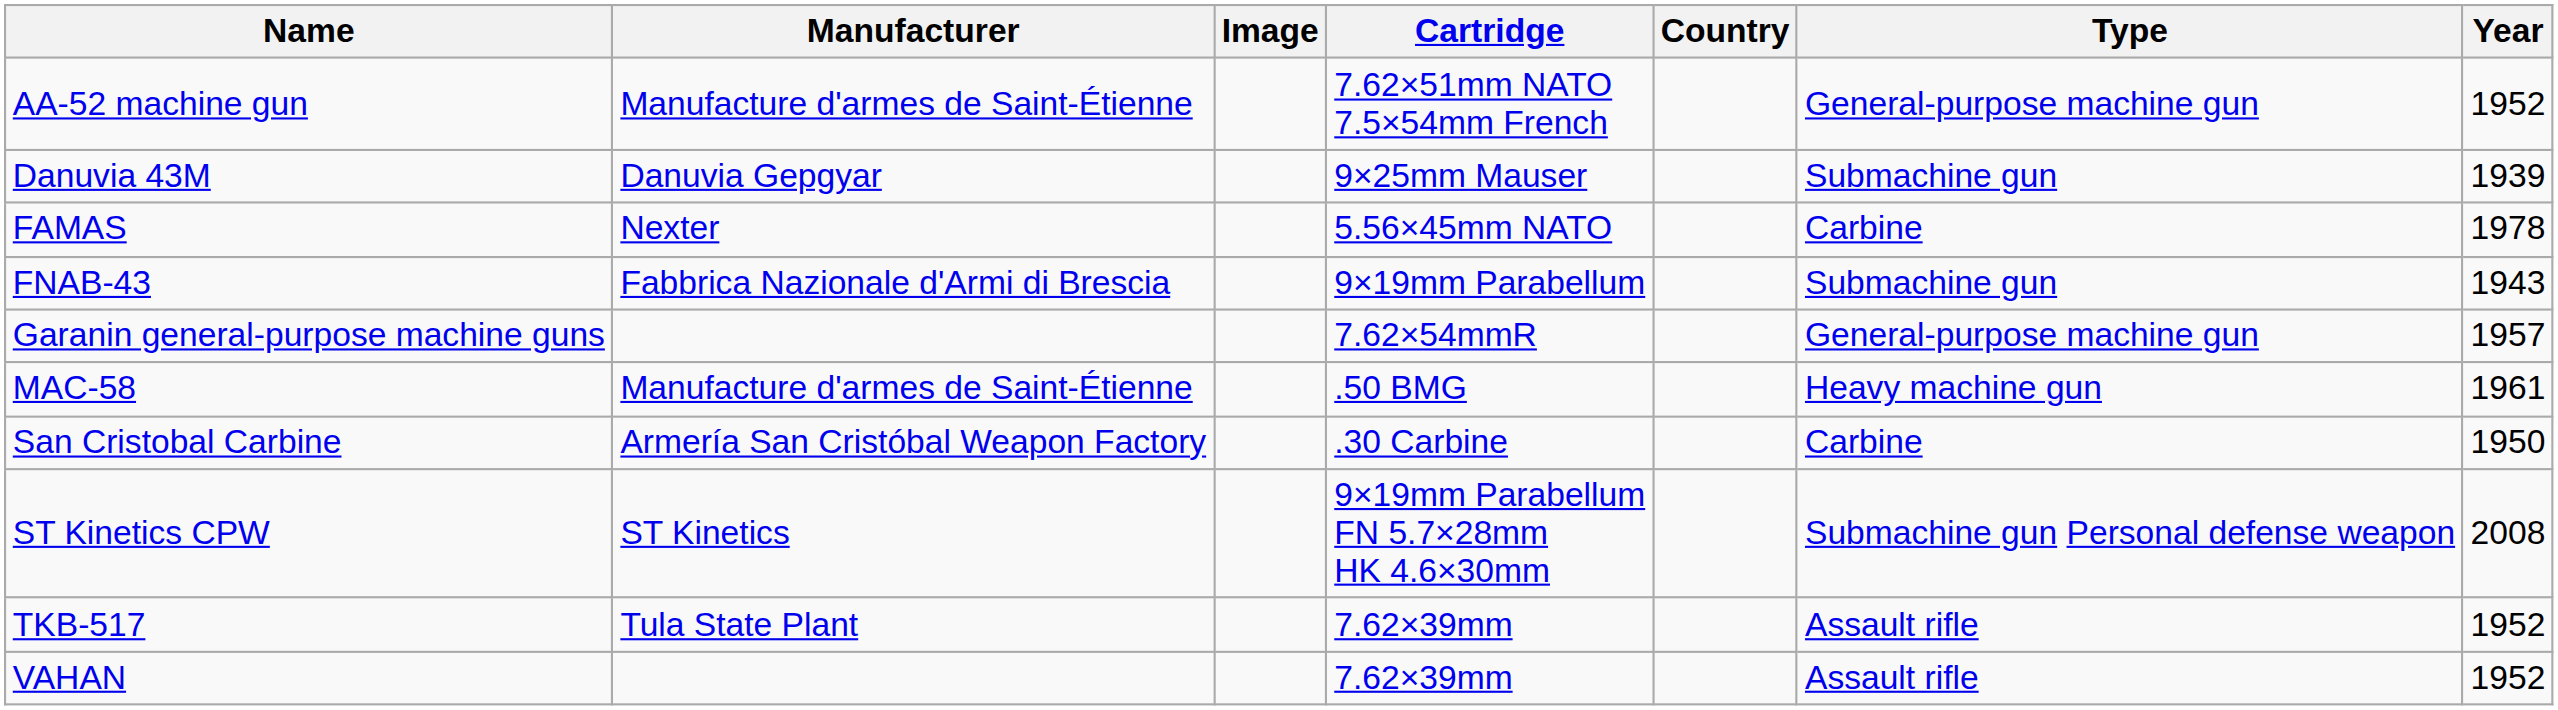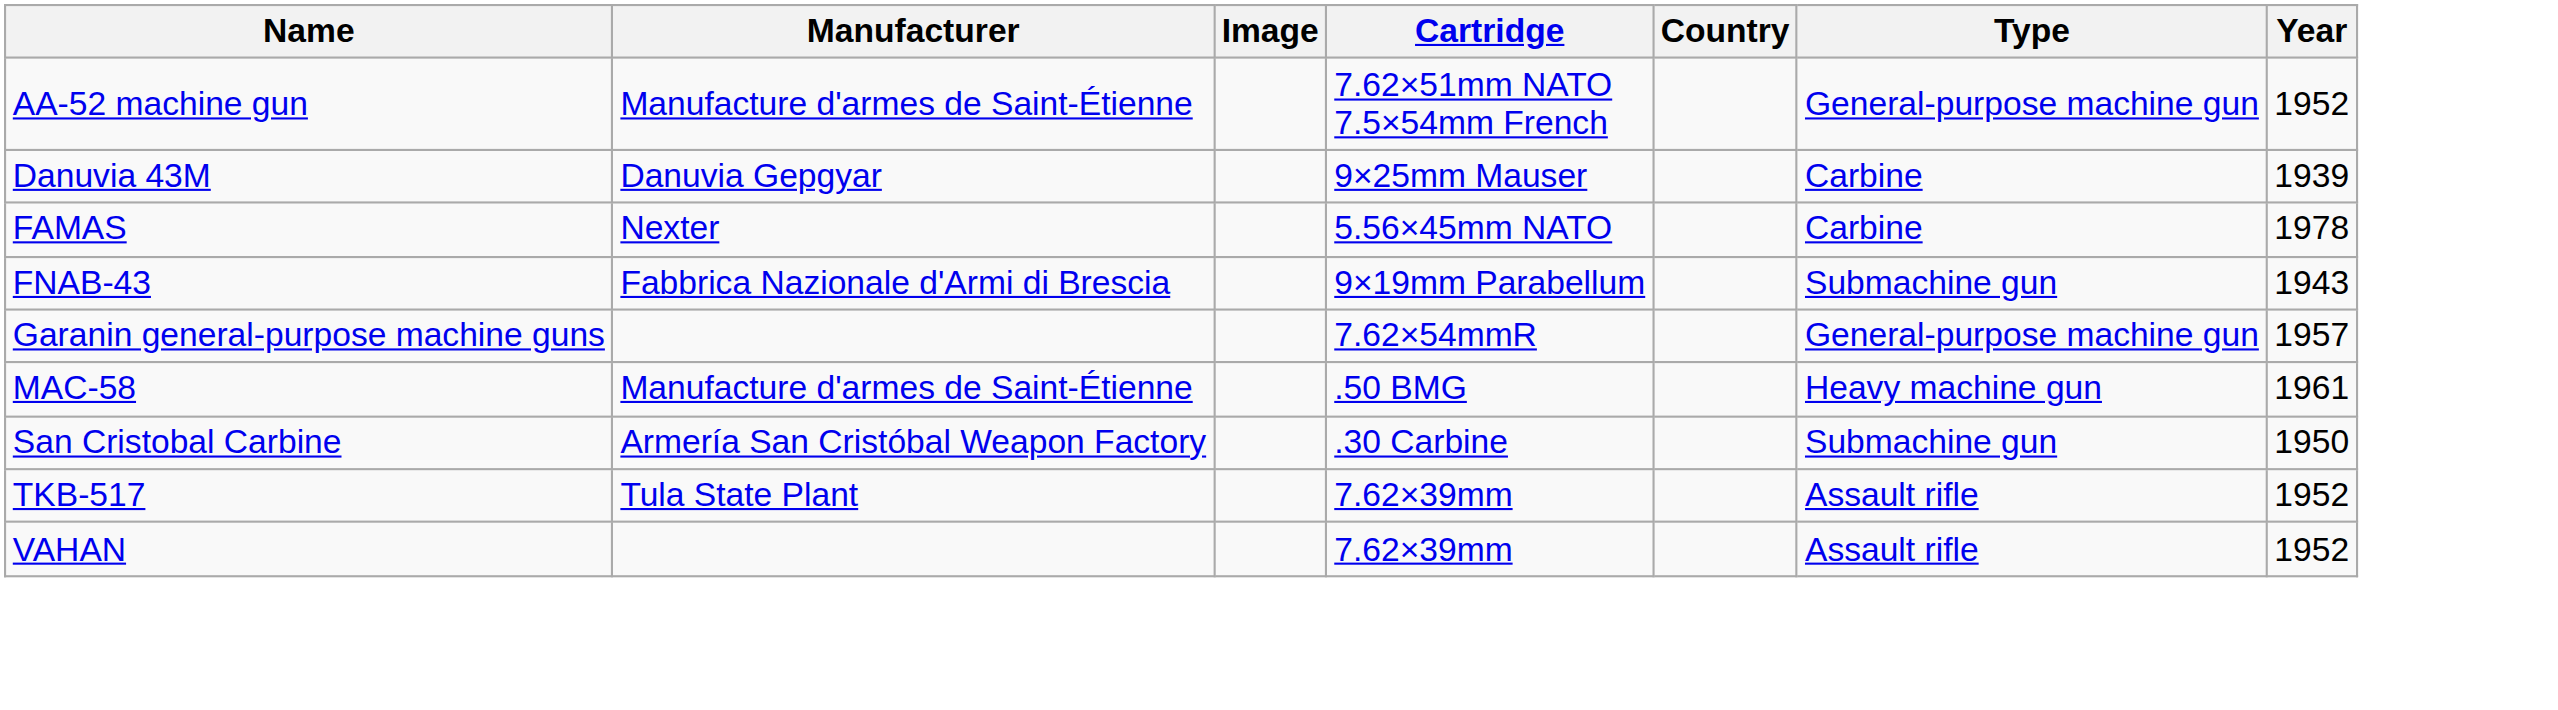(1931, 175) Submachine gun -> (1864, 175) Carbine
(1864, 441) Carbine -> (1931, 441) Submachine gun
- row: (141, 533)
